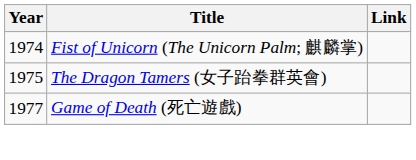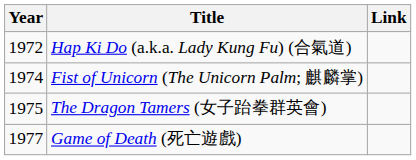+ row: (201, 46)
